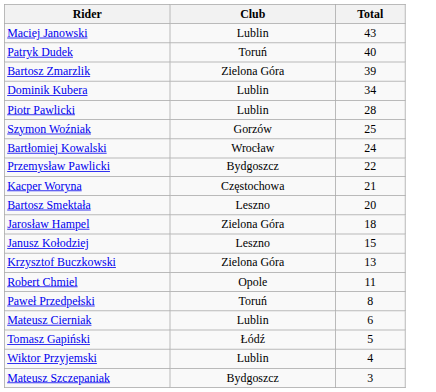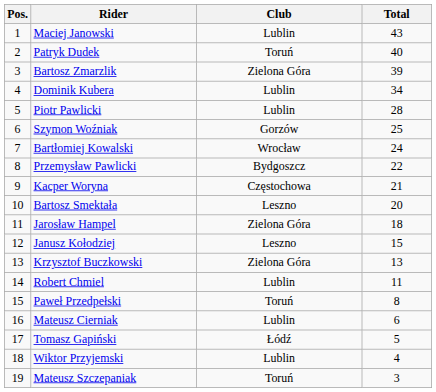+ column: (18, 13)
(253, 282) Opole -> (279, 282) Lublin
(253, 377) Bydgoszcz -> (279, 377) Toruń
